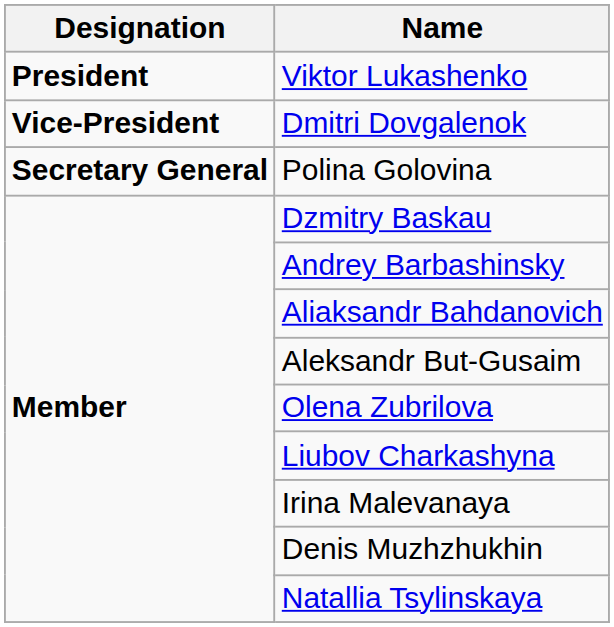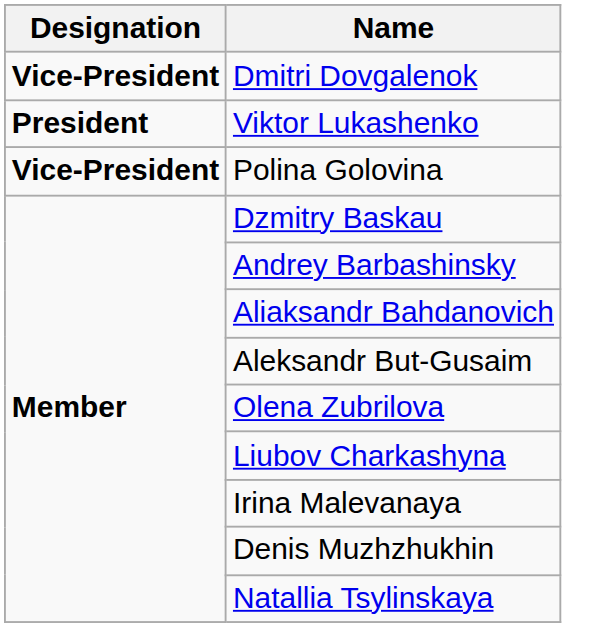rows swapped: (405, 75) <-> (404, 123)
(140, 170) Secretary General -> (115, 170) Vice-President
